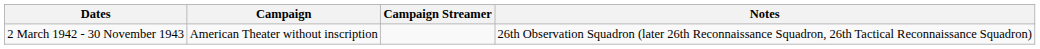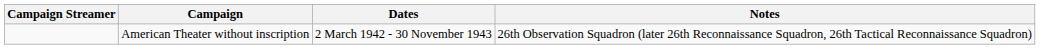columns swapped: (438, 14) <-> (96, 14)
